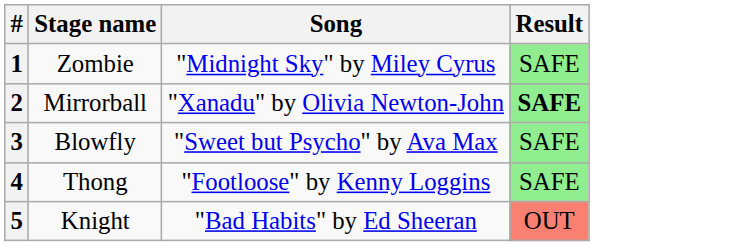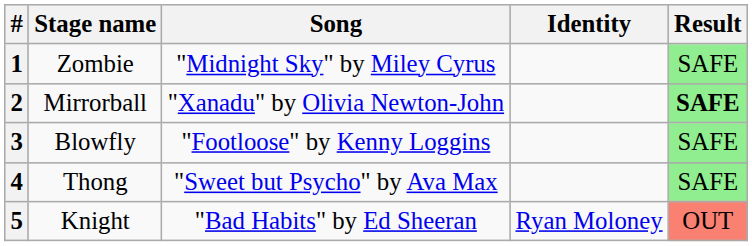+ column: (589, 24)
(336, 142) "Sweet but Psycho" by Ava Max -> (336, 142) "Footloose" by Kenny Loggins
(336, 181) "Footloose" by Kenny Loggins -> (336, 181) "Sweet but Psycho" by Ava Max
